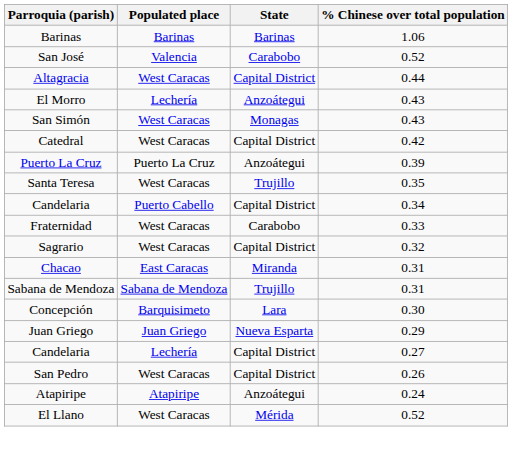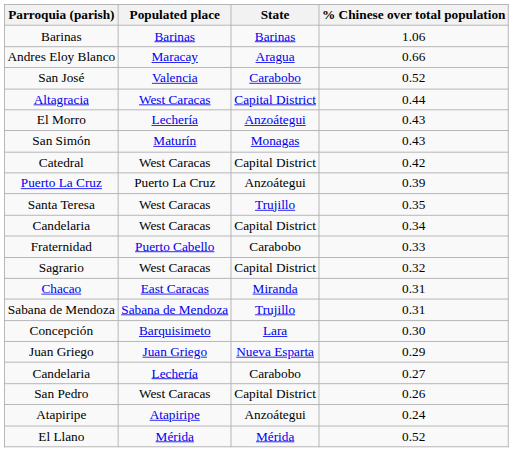+ row: (61, 57)
(174, 120) West Caracas -> (175, 141) Maturín
(174, 204) Puerto Cabello -> (175, 225) West Caracas
(174, 225) West Caracas -> (175, 246) Puerto Cabello
(274, 352) Capital District -> (275, 373) Carabobo
(174, 415) West Caracas -> (175, 436) Mérida
